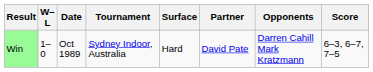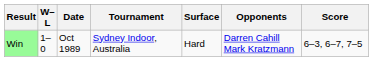- column: (227, 17)
